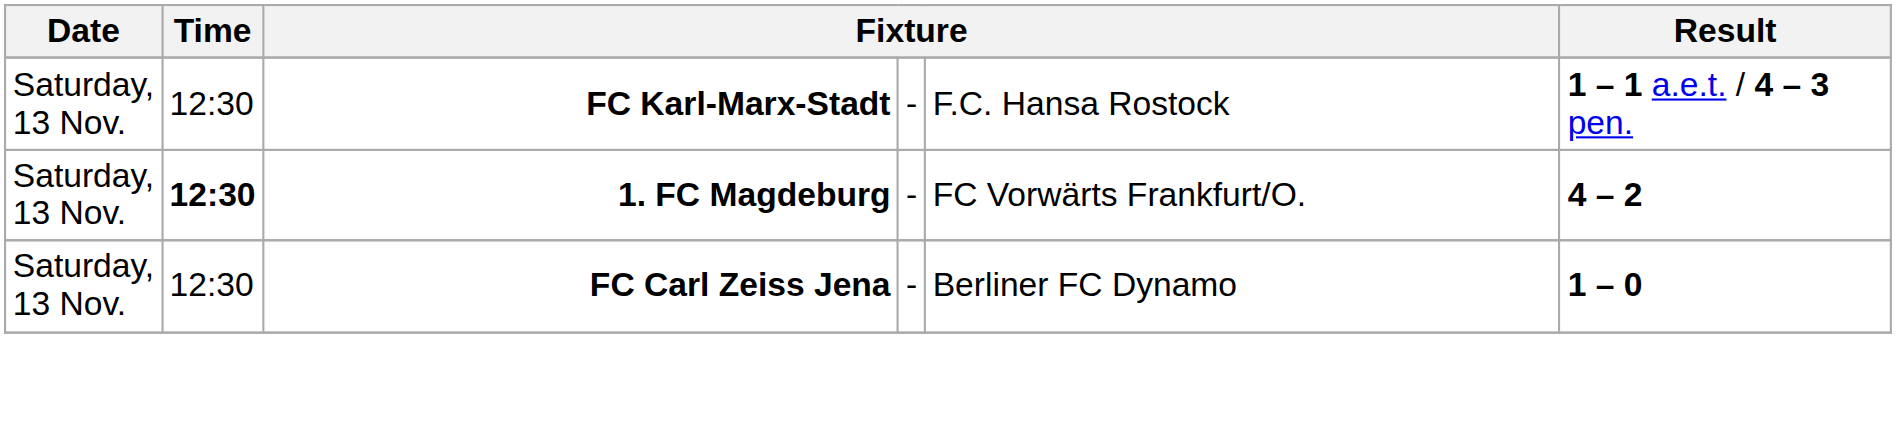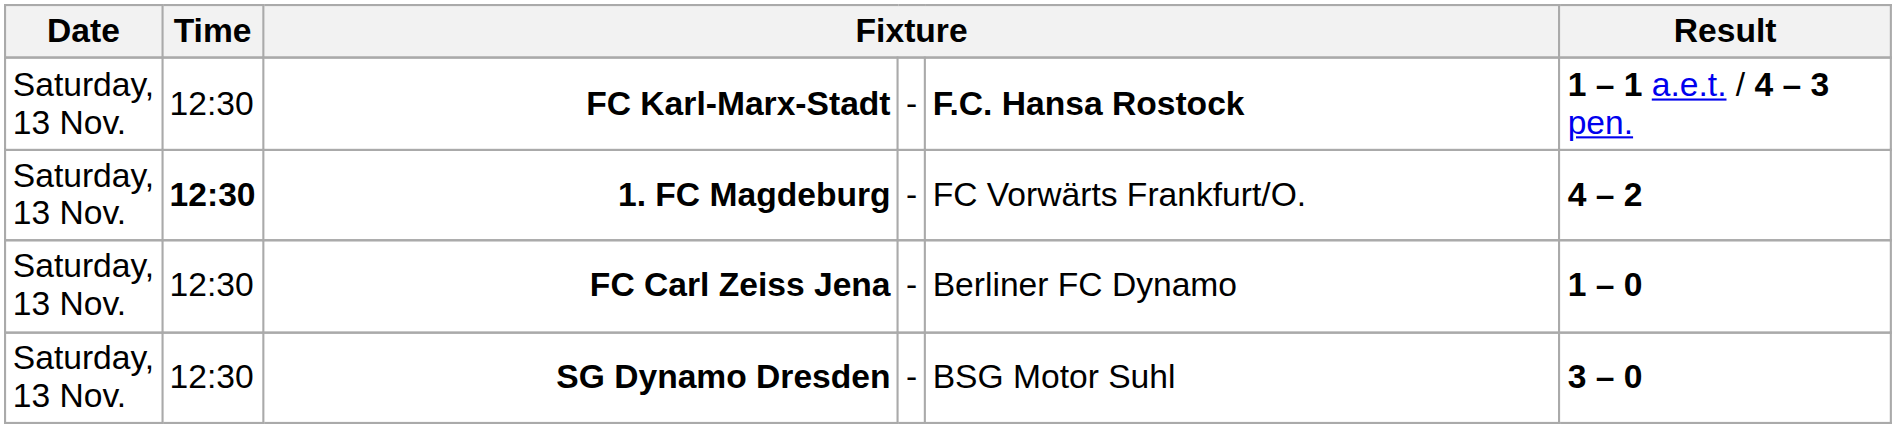(1081, 103) normal -> (1089, 103) bold
+ row: (723, 376)
